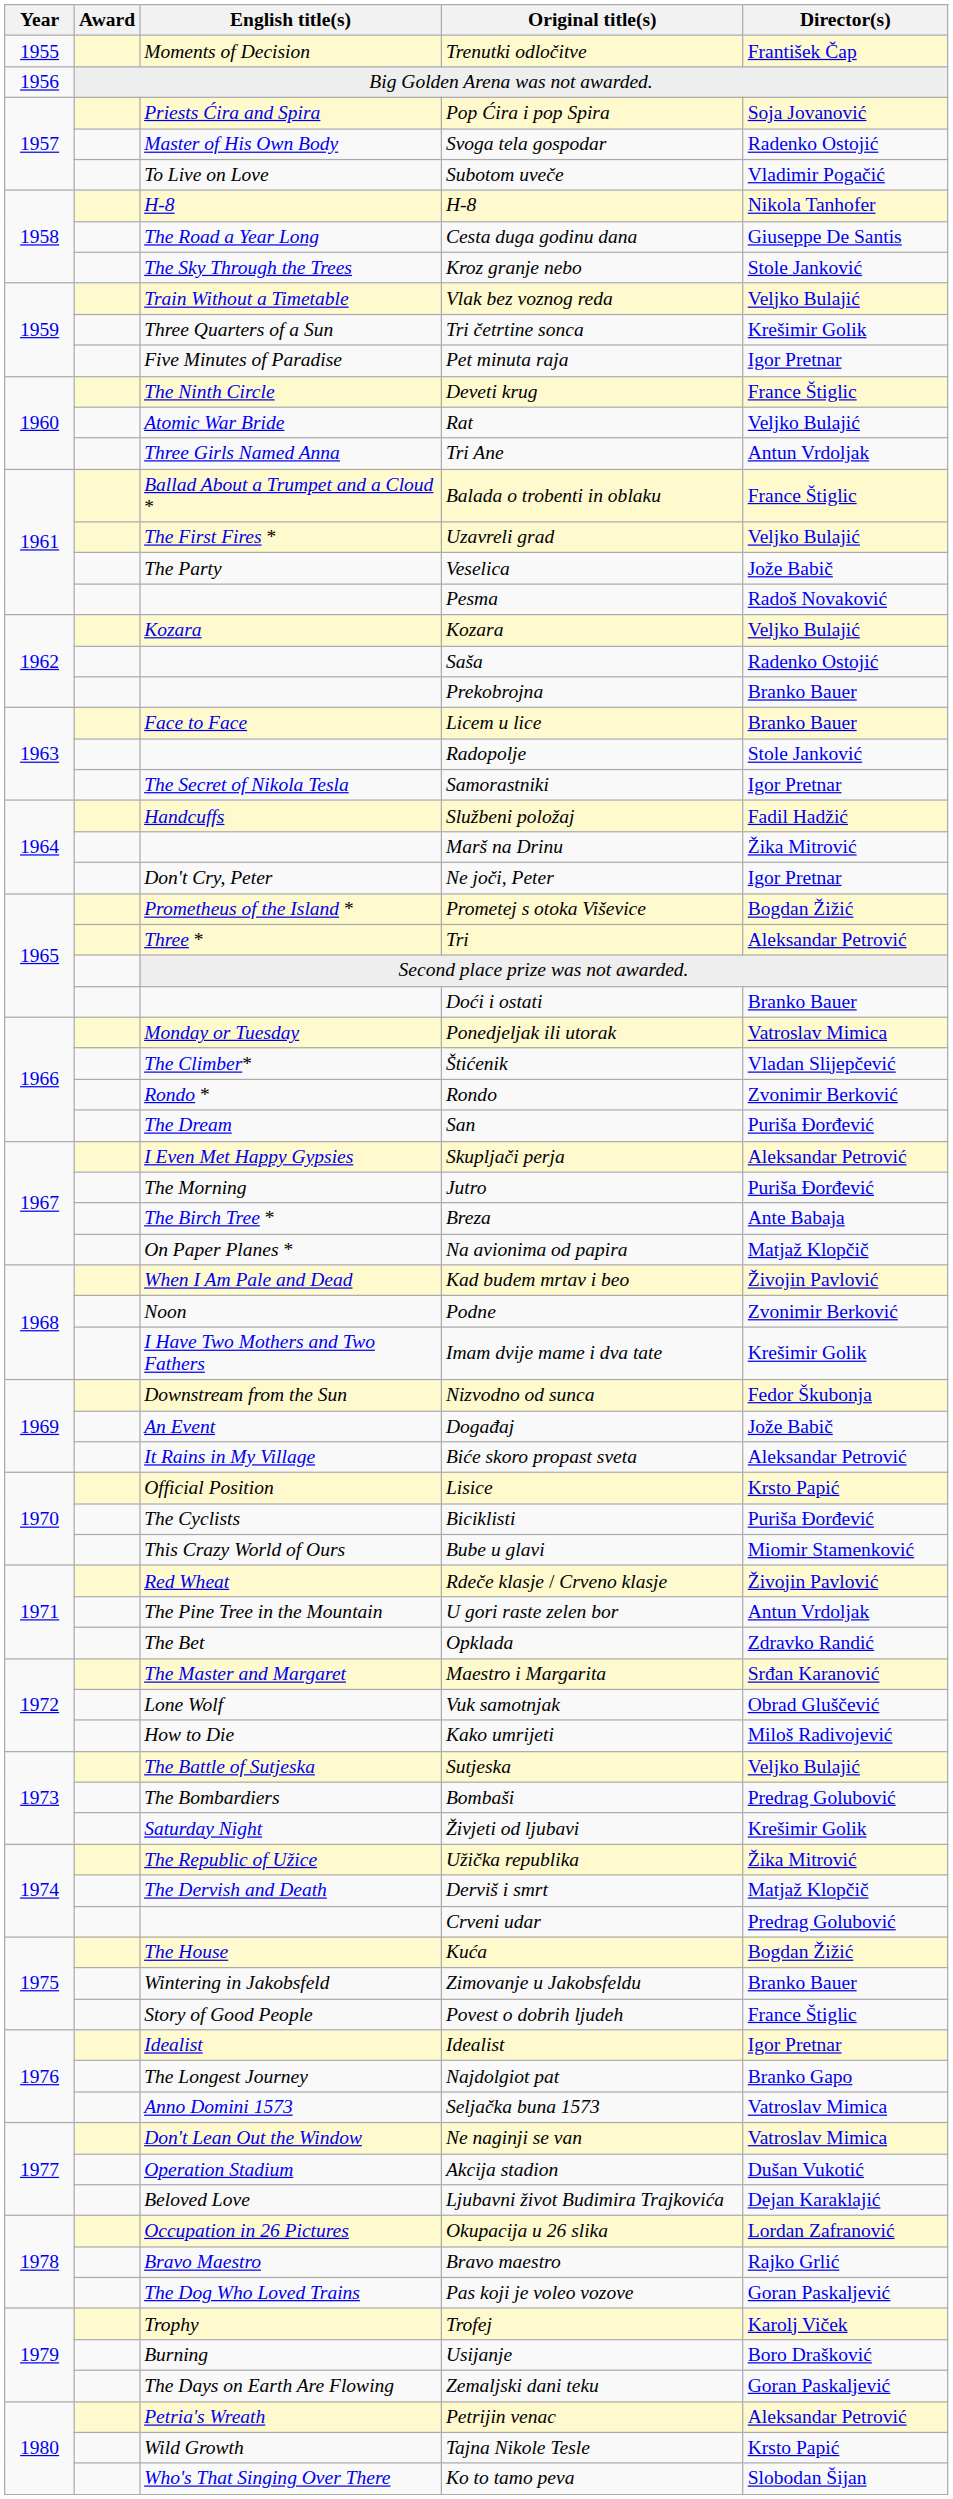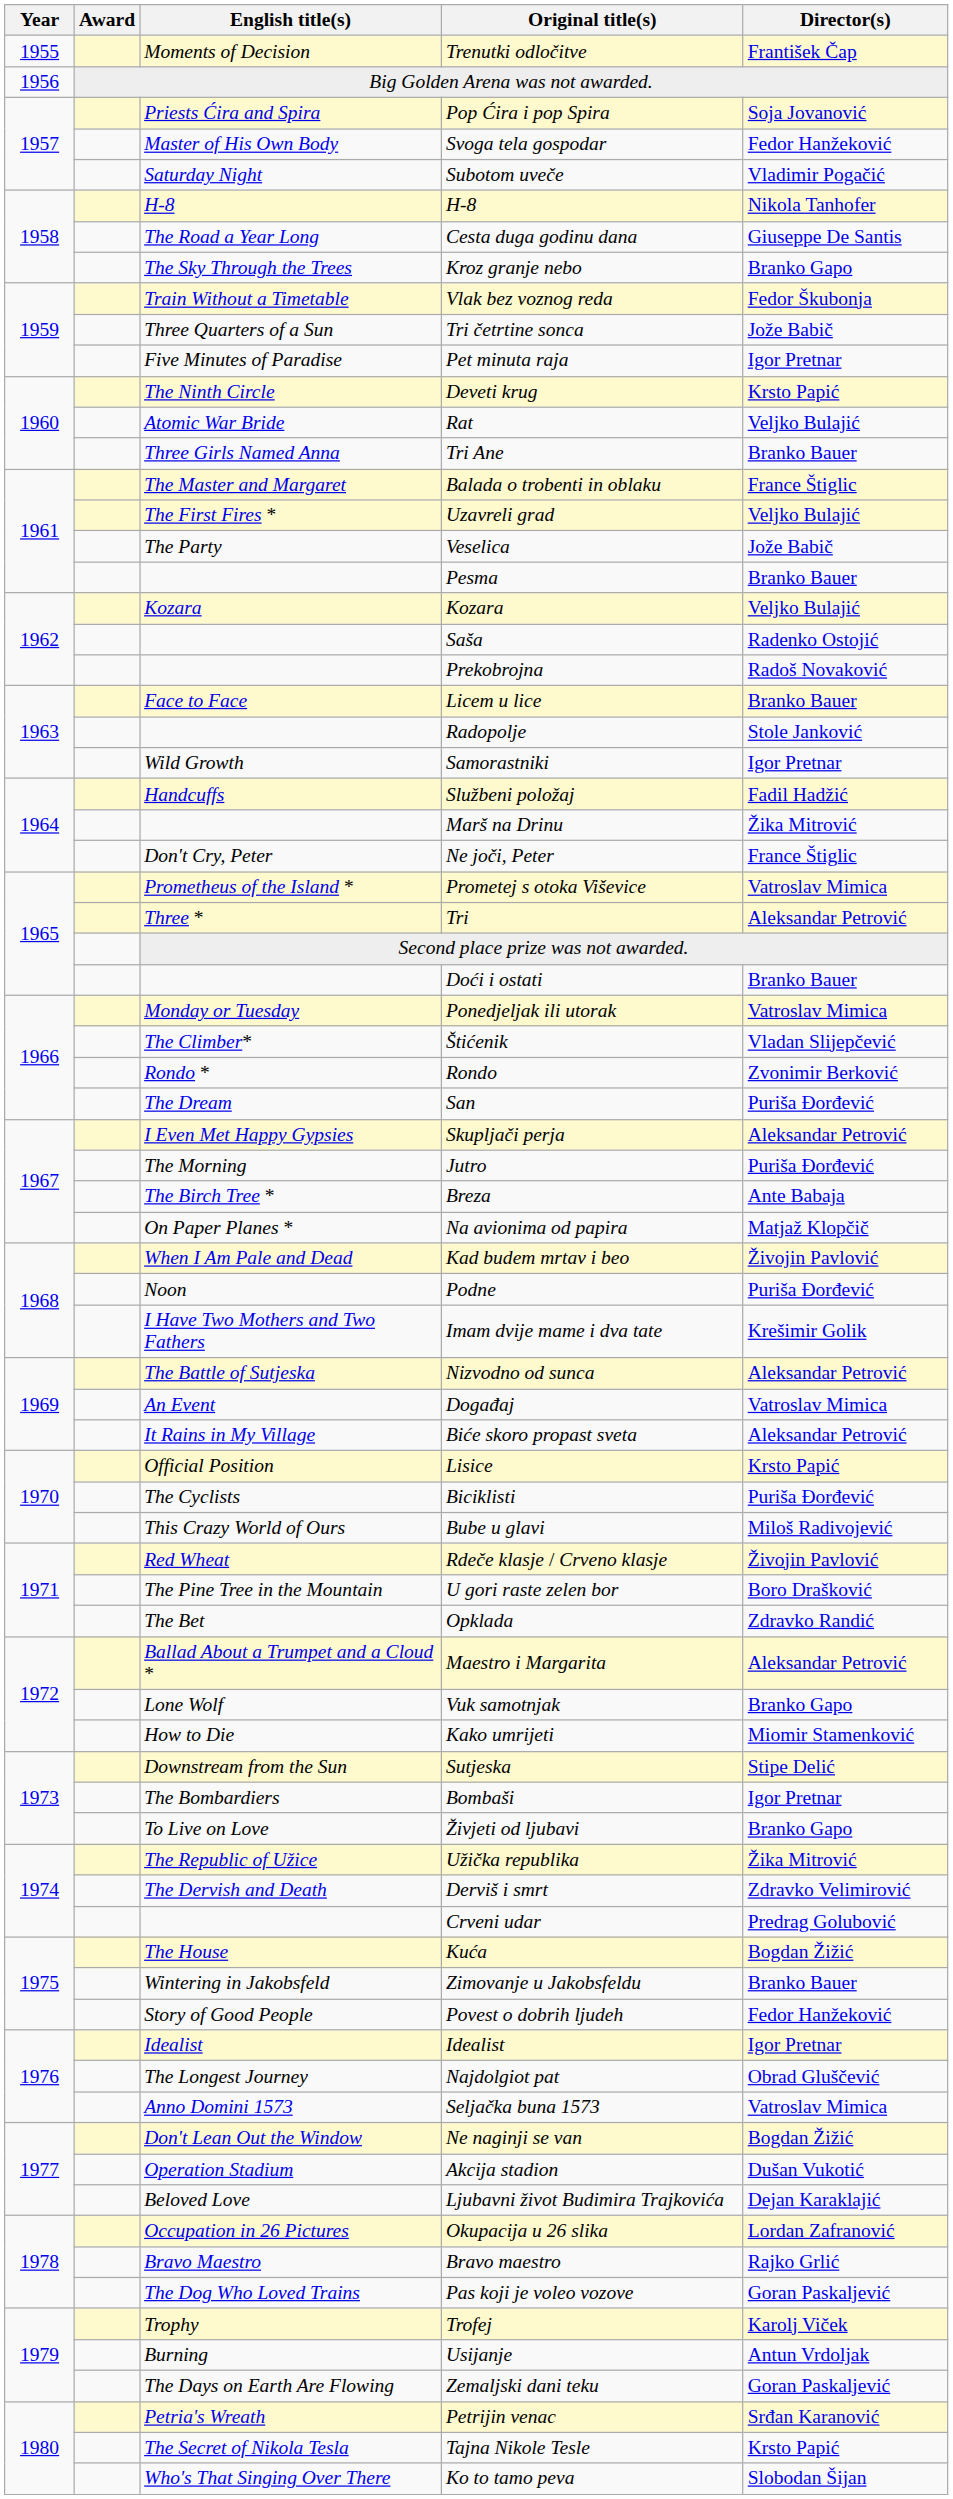(813, 143) Radenko Ostojić -> (820, 143) Fedor Hanžeković
(206, 174) To Live on Love -> (203, 174) Saturday Night
(805, 267) Stole Janković -> (800, 267) Branko Gapo
(804, 298) Veljko Bulajić -> (810, 298) Fedor Škubonja
(807, 329) Krešimir Golik -> (790, 329) Jože Babič
(802, 391) France Štiglic -> (794, 391) Krsto Papić
(808, 453) Antun Vrdoljak -> (802, 453) Branko Bauer
(289, 495) Ballad About a Trumpet and a Cloud * -> (245, 484) The Master and Margaret
(817, 599) Radoš Novaković -> (802, 577) Branko Bauer
(802, 692) Branko Bauer -> (817, 670) Radoš Novaković
(246, 784) The Secret of Nikola Tesla -> (194, 762) Wild Growth
(795, 877) Igor Pretnar -> (802, 855) France Štiglic
(801, 908) Bogdan Žižić -> (817, 886) Vatroslav Mimica
(823, 1311) Zvonimir Berković -> (811, 1289) Puriša Đorđević
(246, 1395) Downstream from the Sun -> (230, 1373) The Battle of Sutjeska
(810, 1395) Fedor Škubonja -> (827, 1373) Aleksandar Petrović
(790, 1426) Jože Babič -> (817, 1404) Vatroslav Mimica
(831, 1549) Miomir Stamenković -> (820, 1527) Miloš Radivojević
(808, 1611) Antun Vrdoljak -> (810, 1589) Boro Drašković
(245, 1673) The Master and Margaret -> (289, 1662) Ballad About a Trumpet and a Cloud *
(814, 1673) Srđan Karanović -> (827, 1662) Aleksandar Petrović
(814, 1704) Obrad Gluščević -> (800, 1704) Branko Gapo
(820, 1735) Miloš Radivojević -> (831, 1735) Miomir Stamenković
(230, 1766) The Battle of Sutjeska -> (246, 1766) Downstream from the Sun
(804, 1766) Veljko Bulajić -> (791, 1766) Stipe Delić
(822, 1797) Predrag Golubović -> (795, 1797) Igor Pretnar
(203, 1828) Saturday Night -> (206, 1828) To Live on Love
(807, 1828) Krešimir Golik -> (800, 1828) Branko Gapo
(808, 1890) Matjaž Klopčič -> (829, 1890) Zdravko Velimirović
(802, 2014) France Štiglic -> (820, 2014) Fedor Hanžeković
(800, 2076) Branko Gapo -> (814, 2076) Obrad Gluščević
(817, 2138) Vatroslav Mimica -> (801, 2138) Bogdan Žižić
(810, 2354) Boro Drašković -> (808, 2354) Antun Vrdoljak
(827, 2416) Aleksandar Petrović -> (814, 2416) Srđan Karanović
(194, 2447) Wild Growth -> (246, 2447) The Secret of Nikola Tesla
